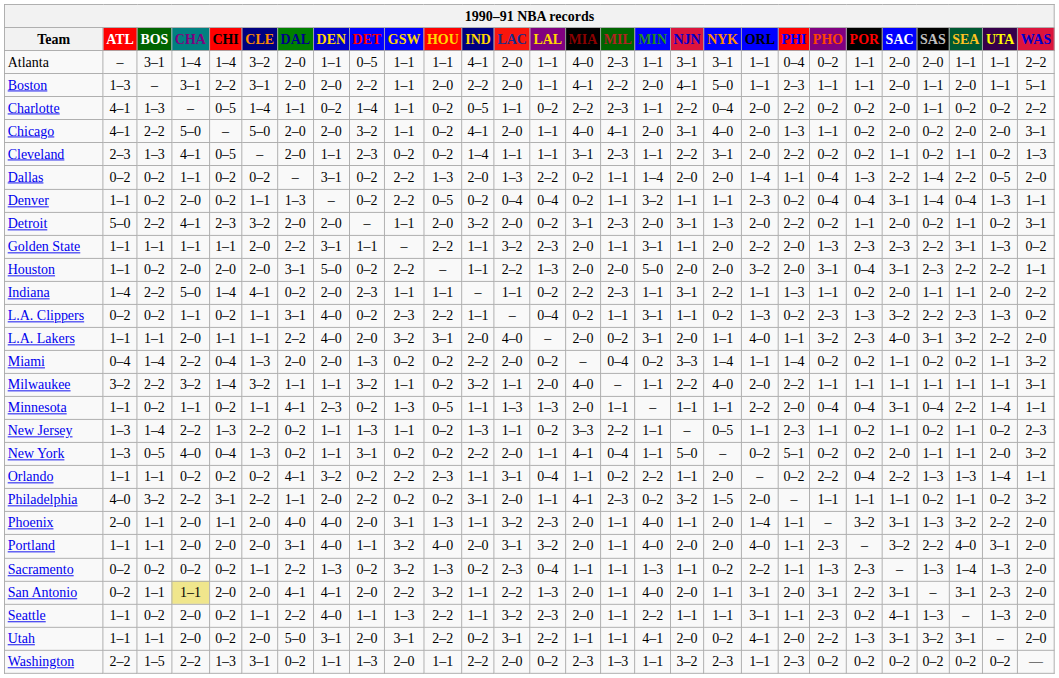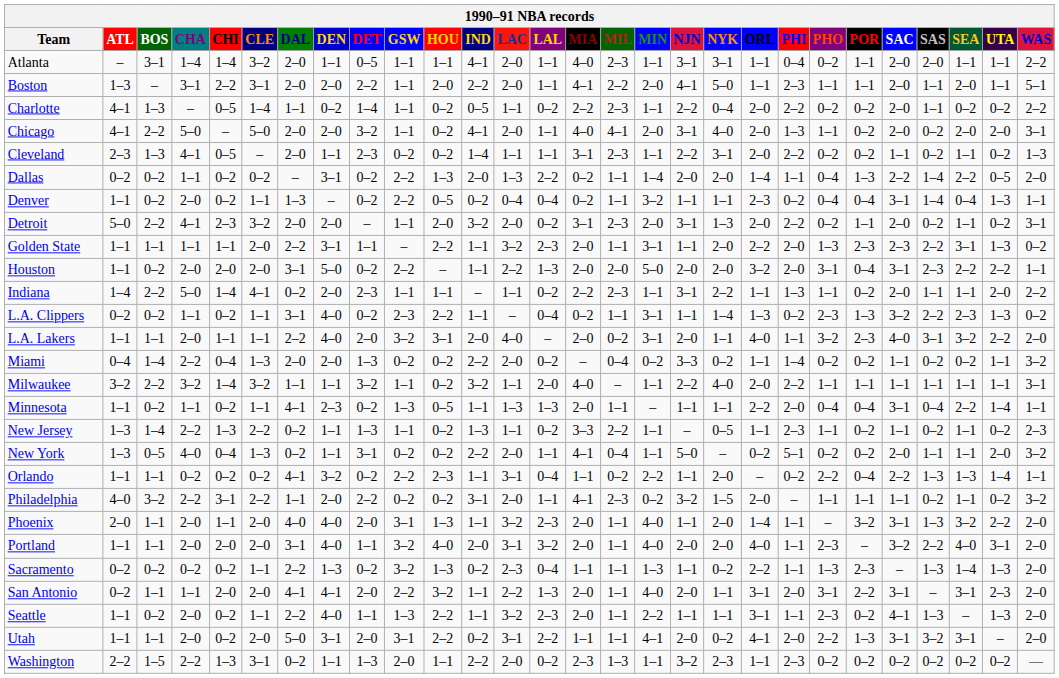(723, 315) 0–2 -> (723, 315) 1–4
(723, 362) 1–4 -> (723, 362) 0–2
(190, 592) khaki background -> (190, 592) no background
